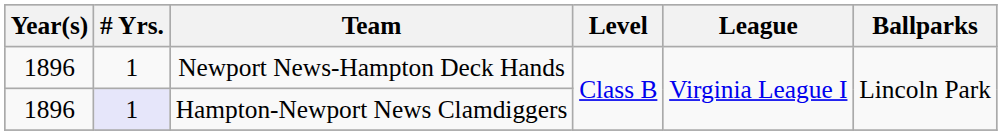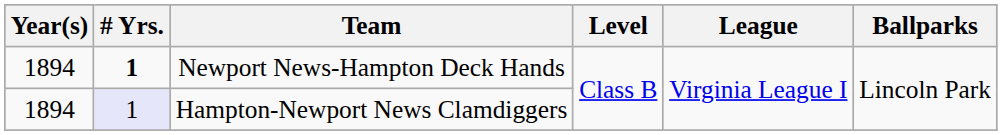(49, 67) 1896 -> (49, 67) 1894
(132, 67) normal -> (132, 67) bold
(49, 109) 1896 -> (49, 109) 1894
